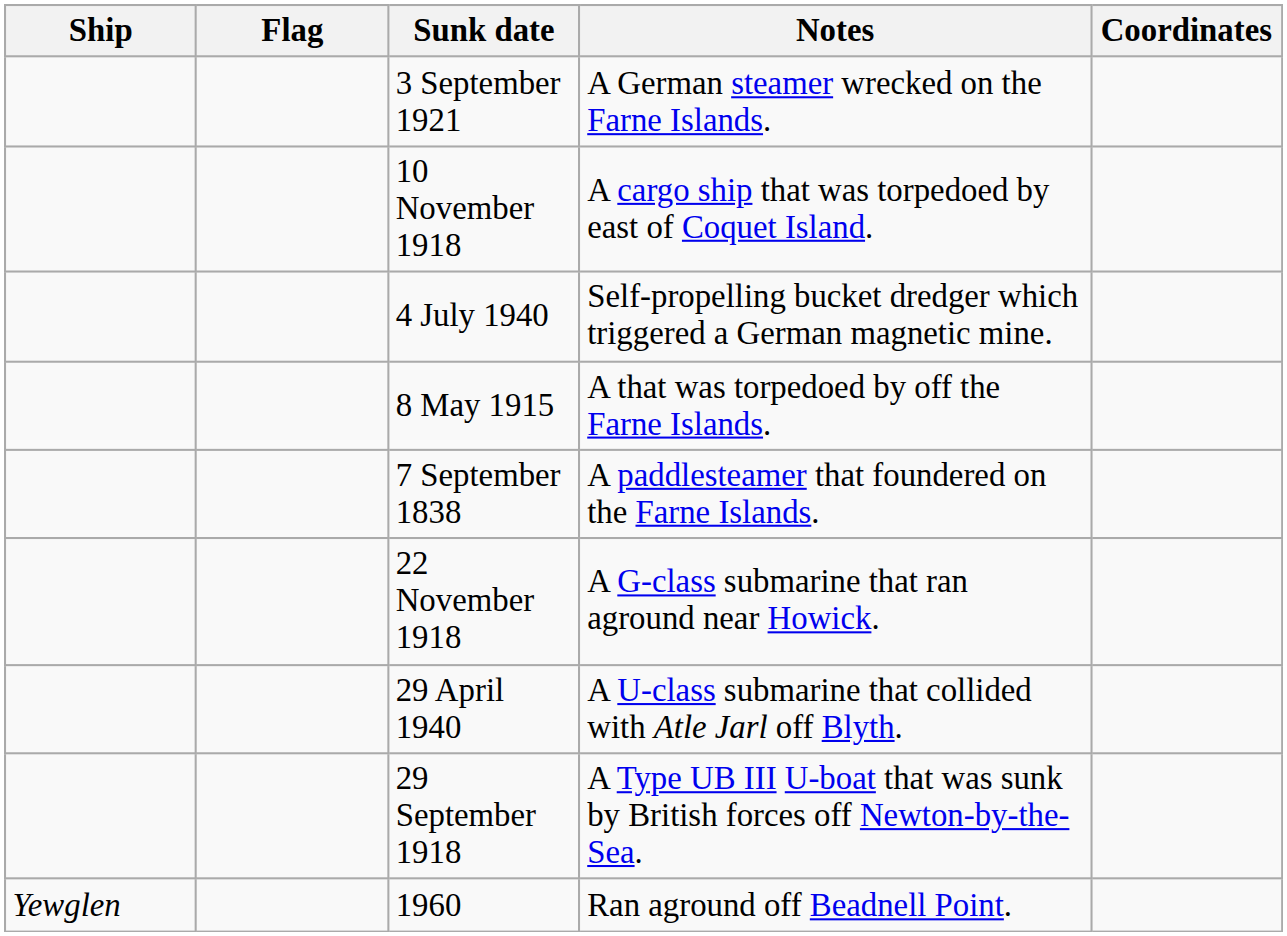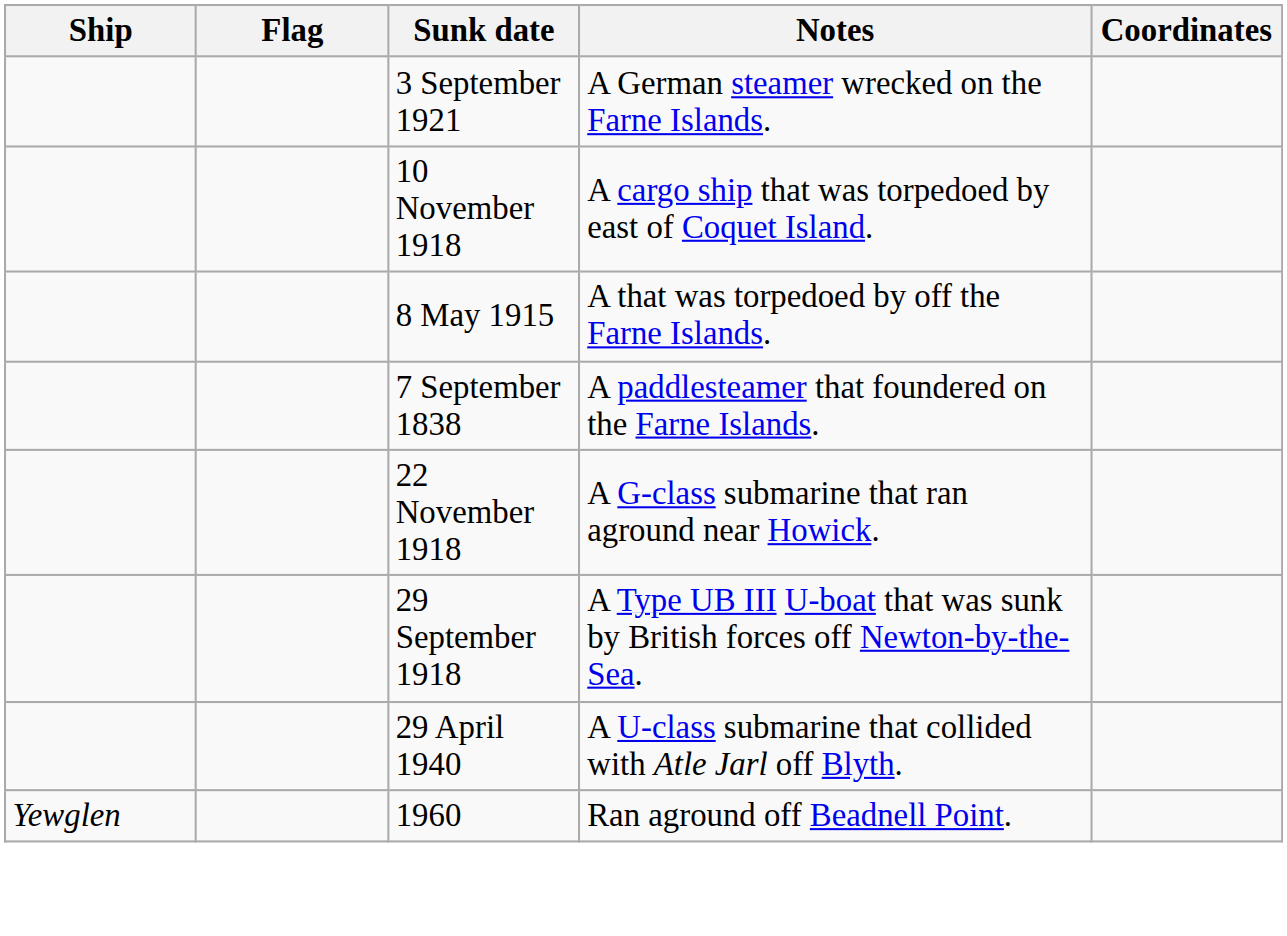- row: (472, 315)
rows swapped: (466, 815) <-> (450, 708)
